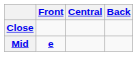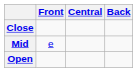(51, 43) bold -> (51, 43) normal
+ row: (20, 59)
